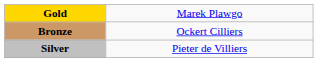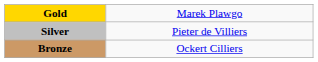rows swapped: (55, 48) <-> (55, 31)
